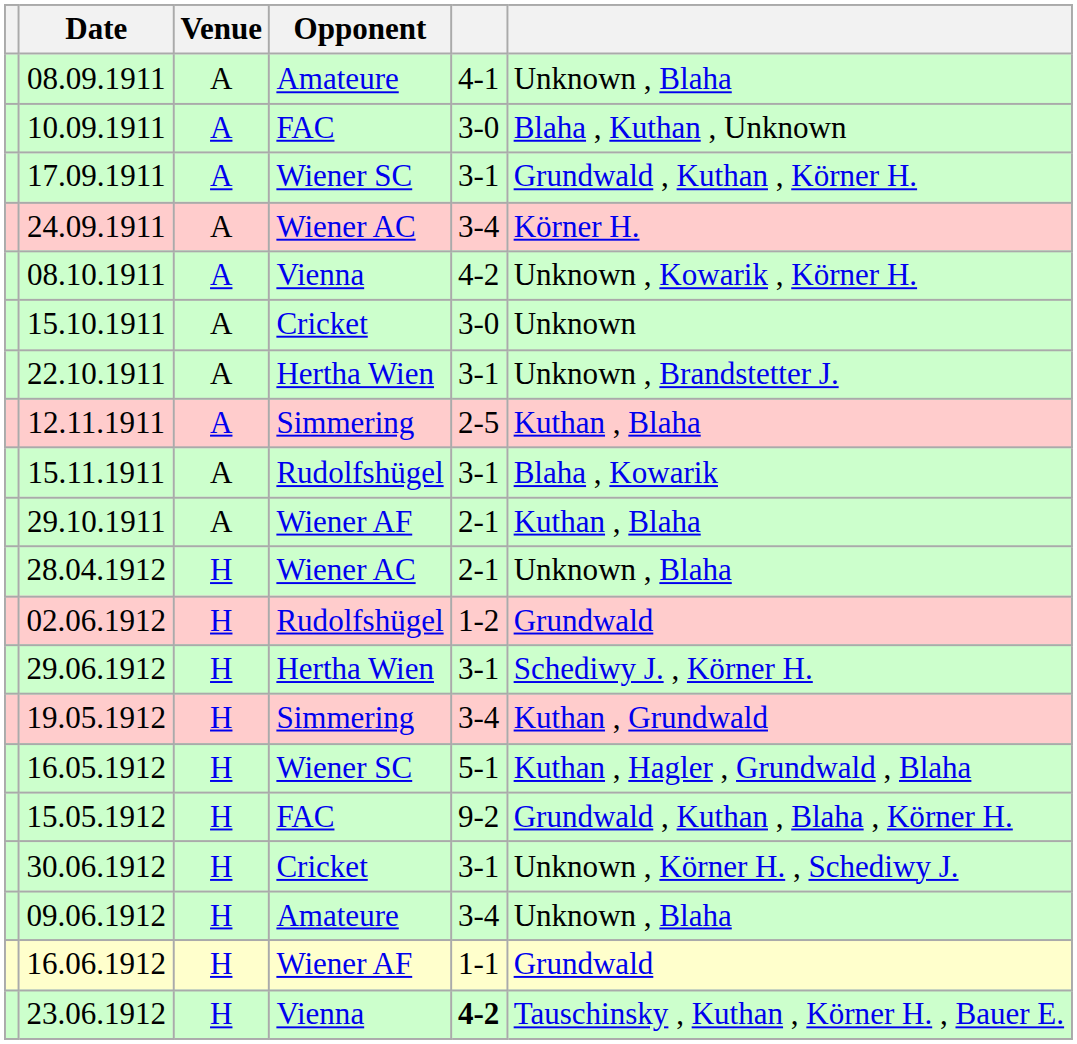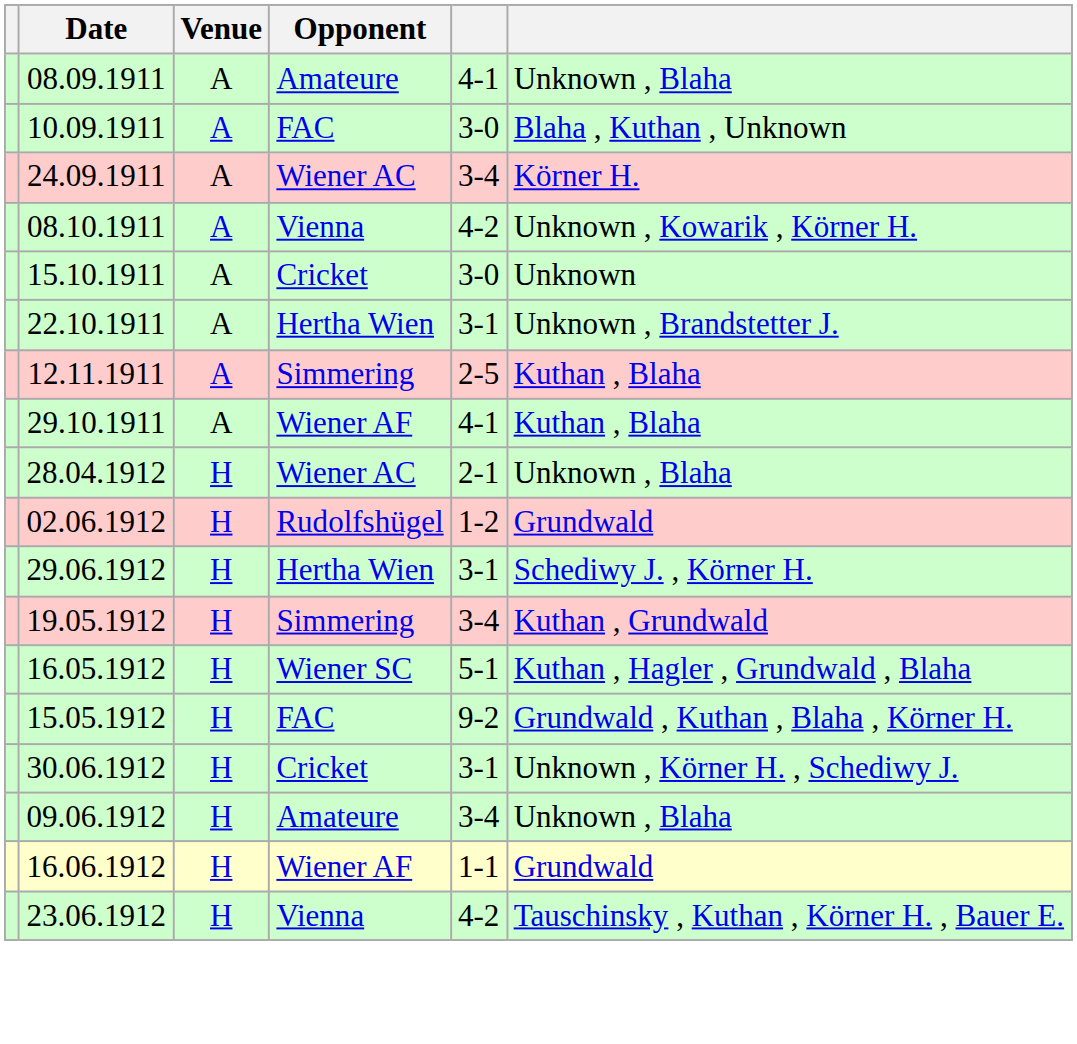- row: (96, 176)
- row: (96, 472)
(479, 521) 2-1 -> (479, 422) 4-1
(479, 1013) bold -> (479, 915) normal
